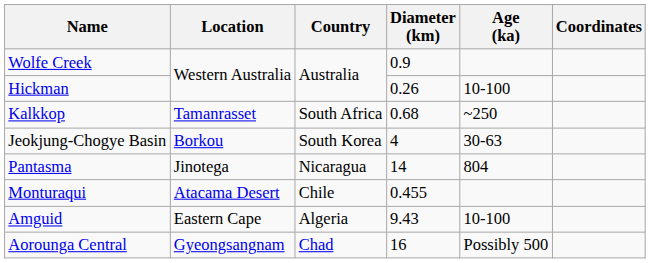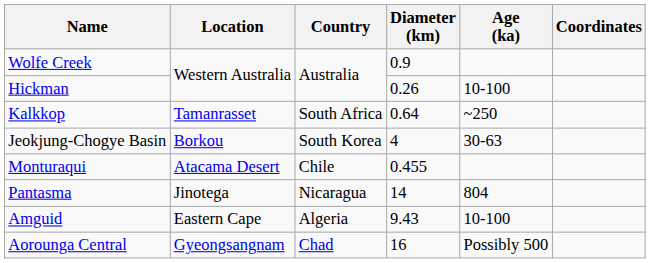(404, 114) 0.68 -> (404, 114) 0.64
rows swapped: (47, 192) <-> (40, 166)
